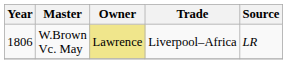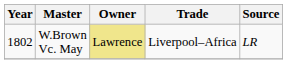(20, 41) 1806 -> (20, 41) 1802
